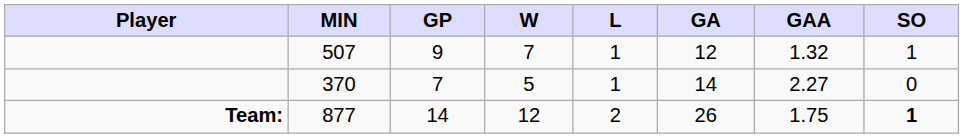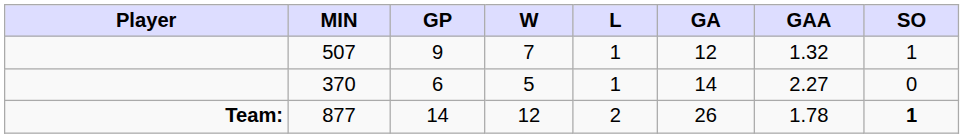(438, 84) 7 -> (438, 84) 6
(809, 116) 1.75 -> (809, 116) 1.78
